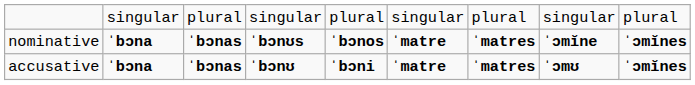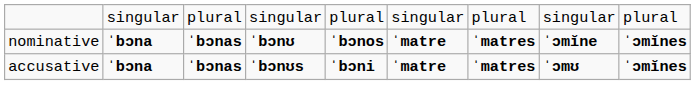(276, 42) ˈbɔnʊs -> (272, 42) ˈbɔnʊ
(272, 67) ˈbɔnʊ -> (276, 67) ˈbɔnʊs
